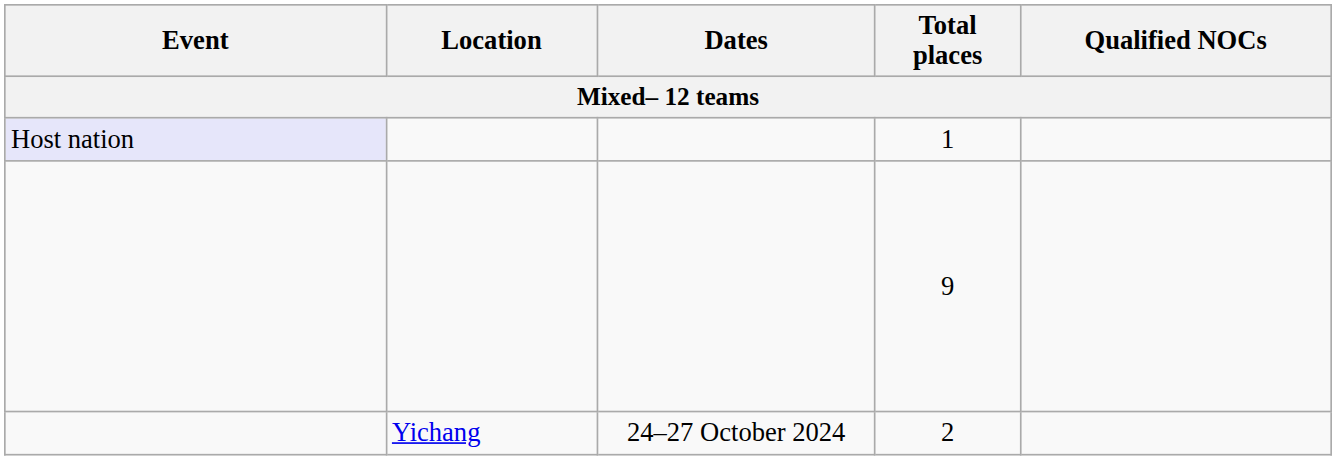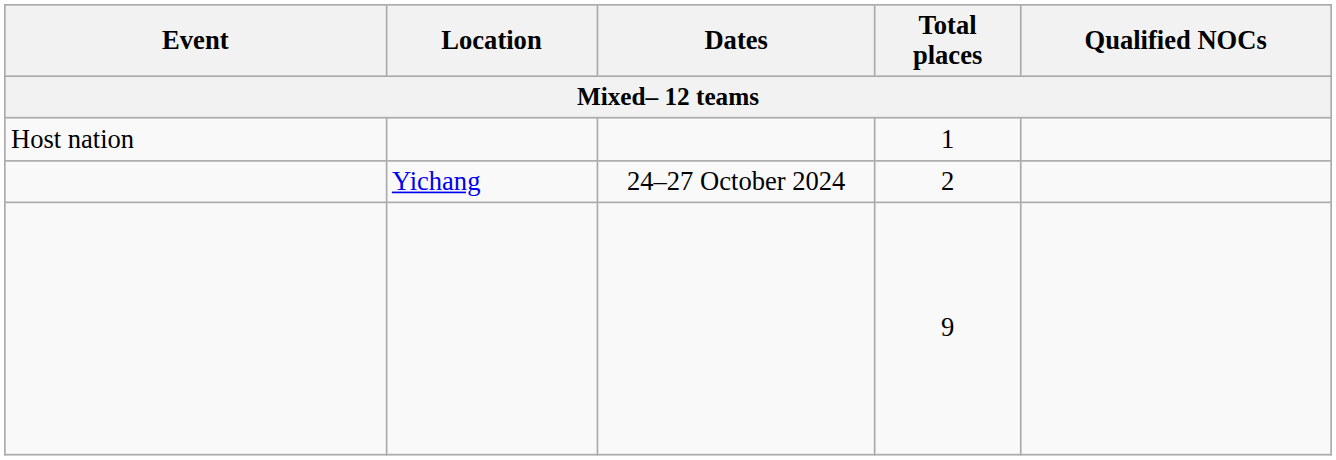(73, 139) lavender background -> (73, 139) no background
rows swapped: (948, 432) <-> (948, 285)
